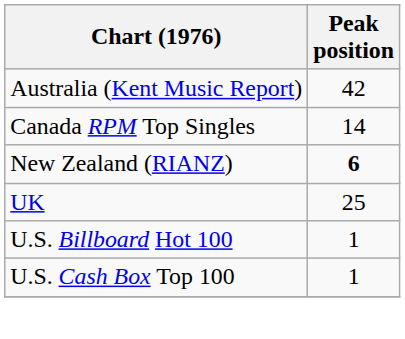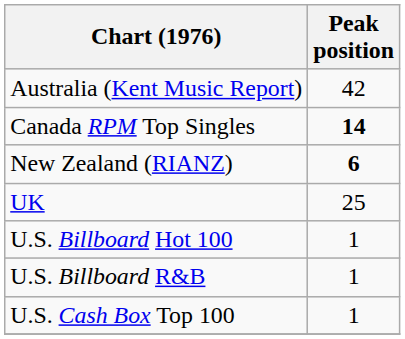(354, 125) normal -> (354, 125) bold
+ row: (108, 277)
